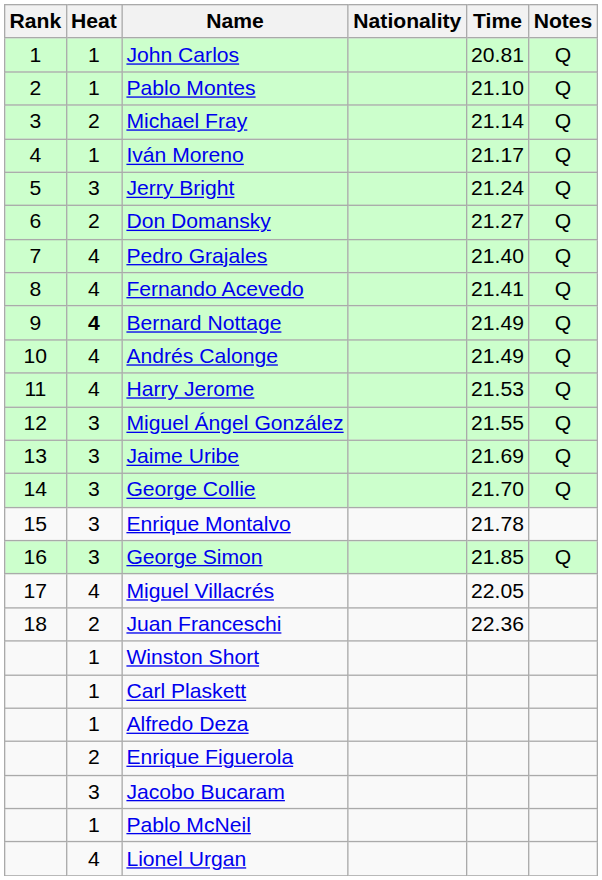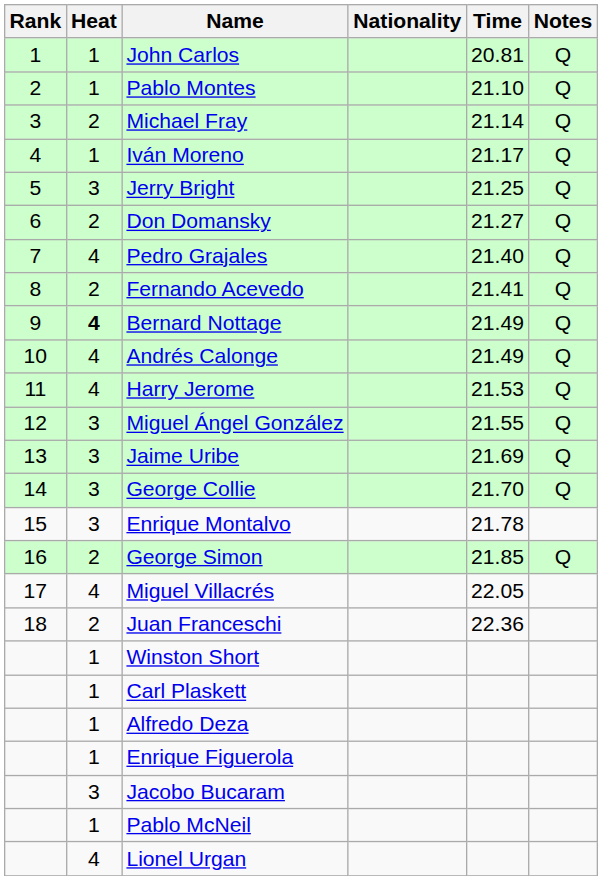(498, 188) 21.24 -> (498, 188) 21.25
(94, 289) 4 -> (94, 289) 2
(94, 557) 3 -> (94, 557) 2
(94, 758) 2 -> (94, 758) 1
